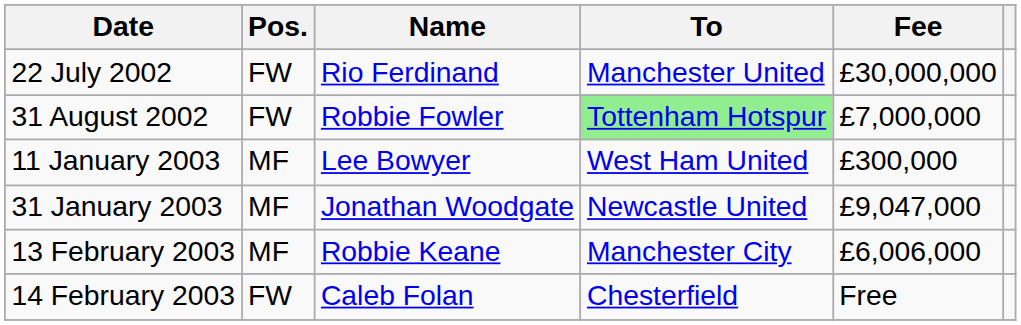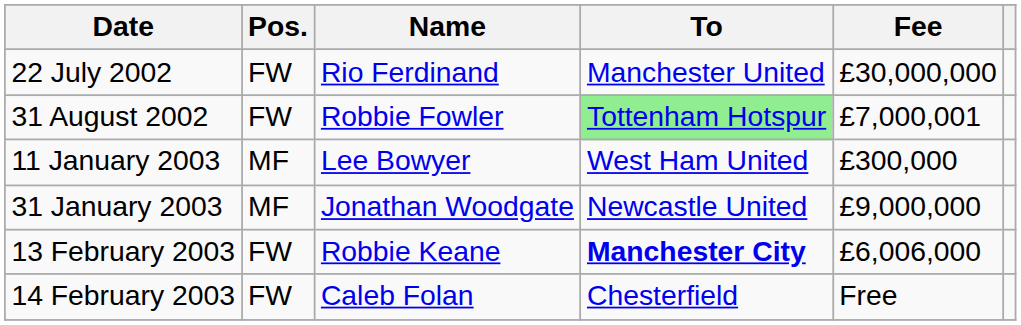(910, 116) £7,000,000 -> (910, 116) £7,000,001
(910, 206) £9,047,000 -> (910, 206) £9,000,000
(268, 251) MF -> (270, 251) FW
(689, 251) normal -> (696, 251) bold
